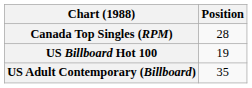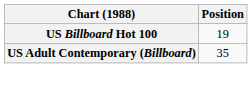- row: (102, 33)
